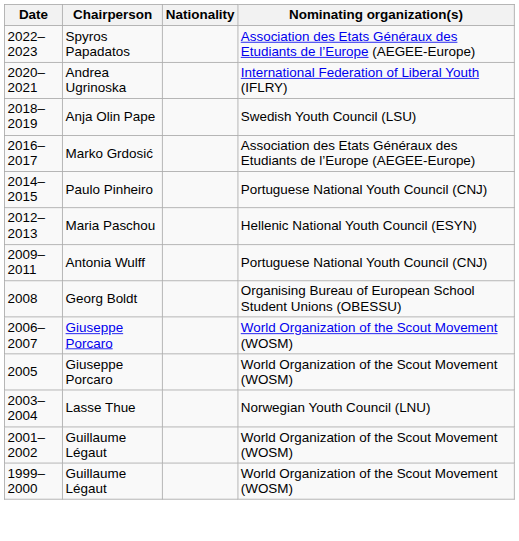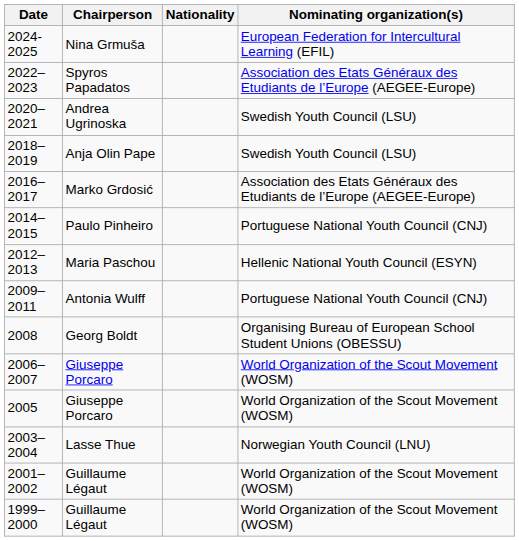+ row: (25, 44)
(360, 80) International Federation of Liberal Youth (IFLRY) -> (329, 116) Swedish Youth Council (LSU)
